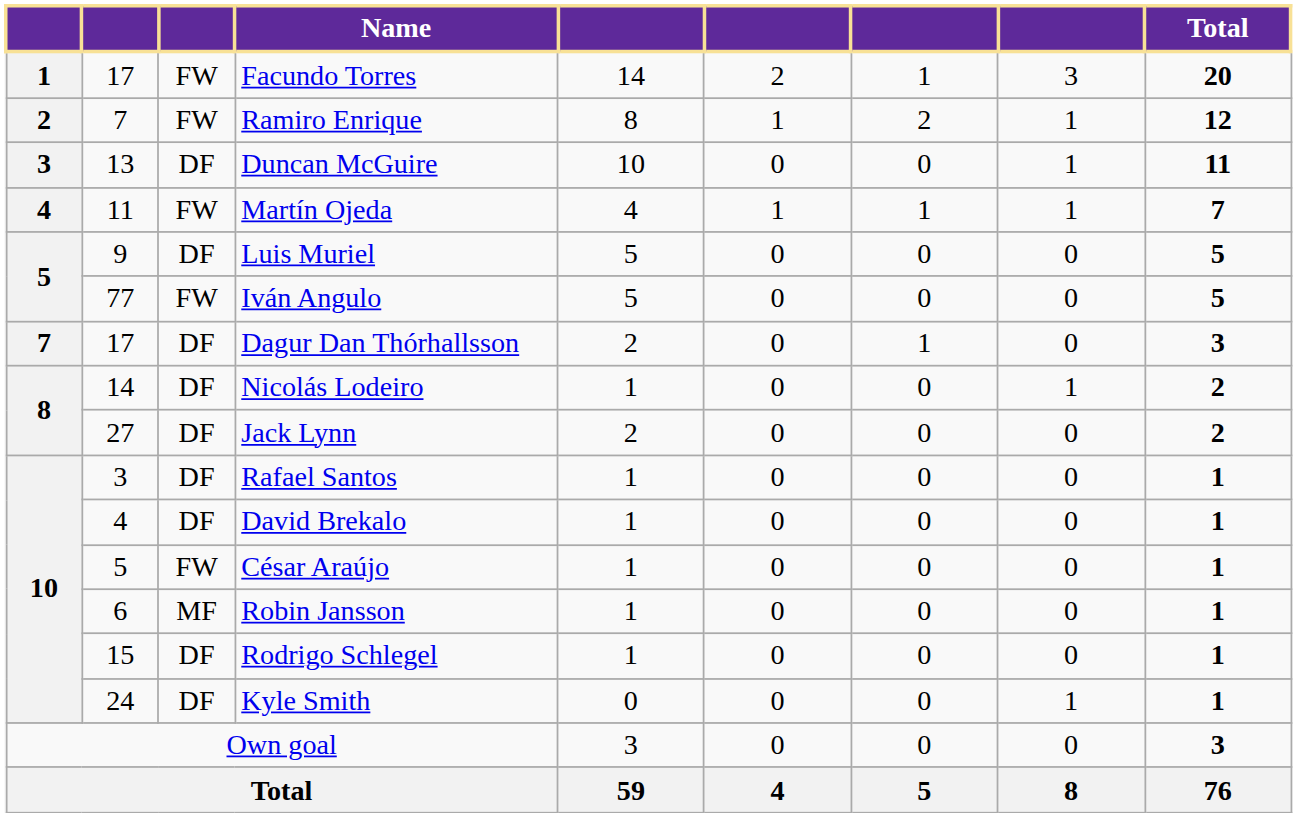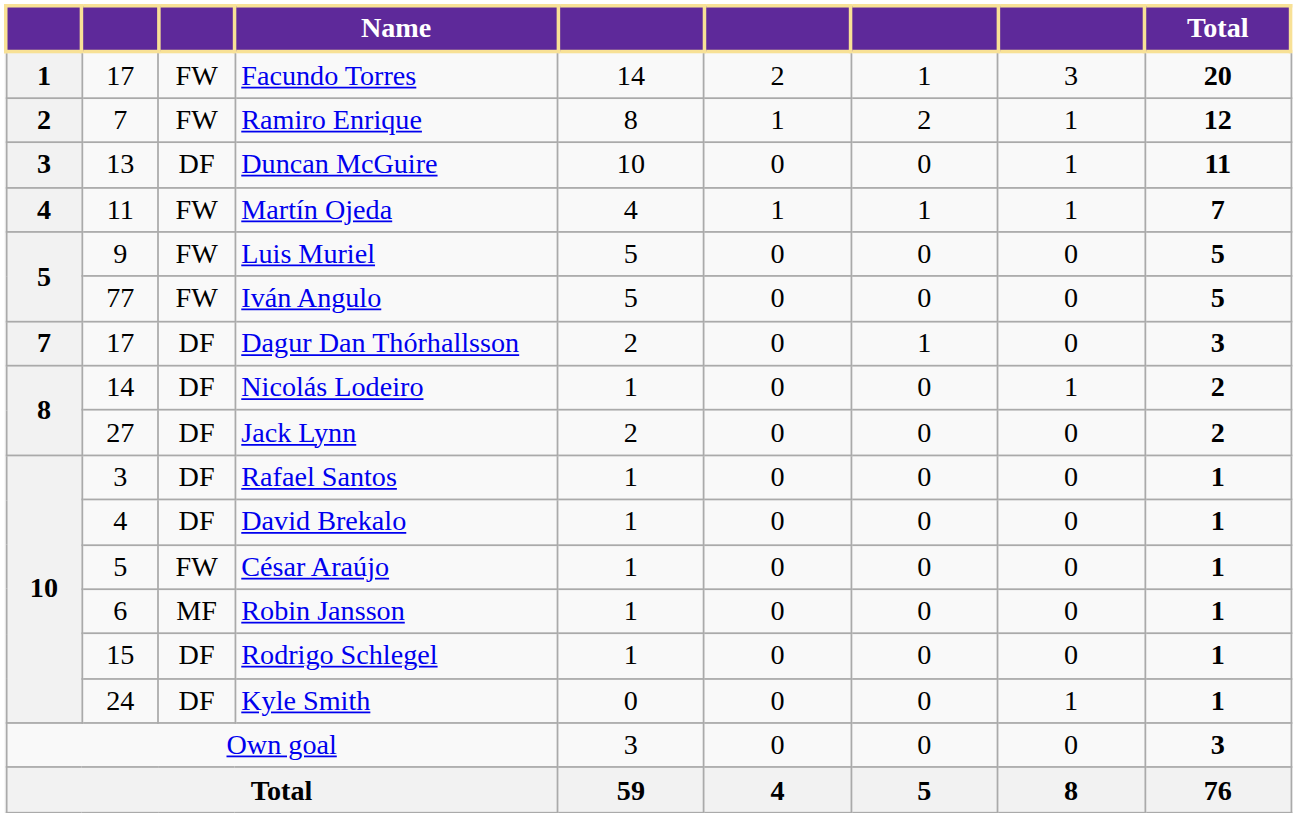(197, 253) DF -> (197, 253) FW
